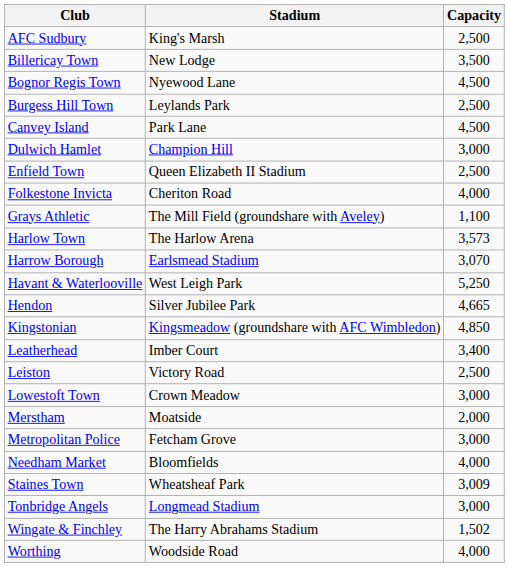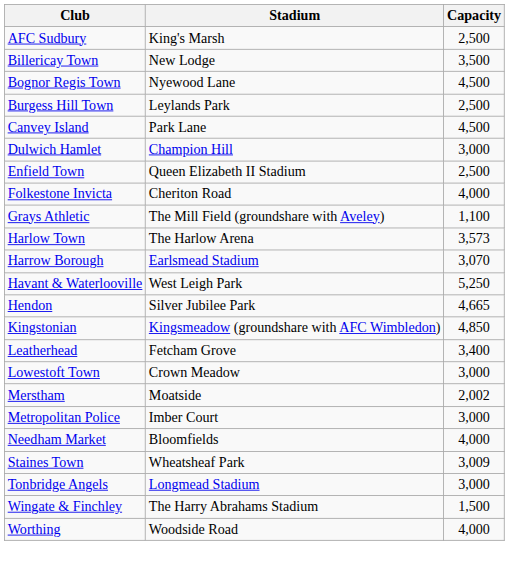(183, 350) Imber Court -> (192, 350) Fetcham Grove
- row: (29, 372)
(474, 417) 2,000 -> (474, 395) 2,002
(192, 439) Fetcham Grove -> (183, 417) Imber Court
(474, 529) 1,502 -> (474, 506) 1,500
